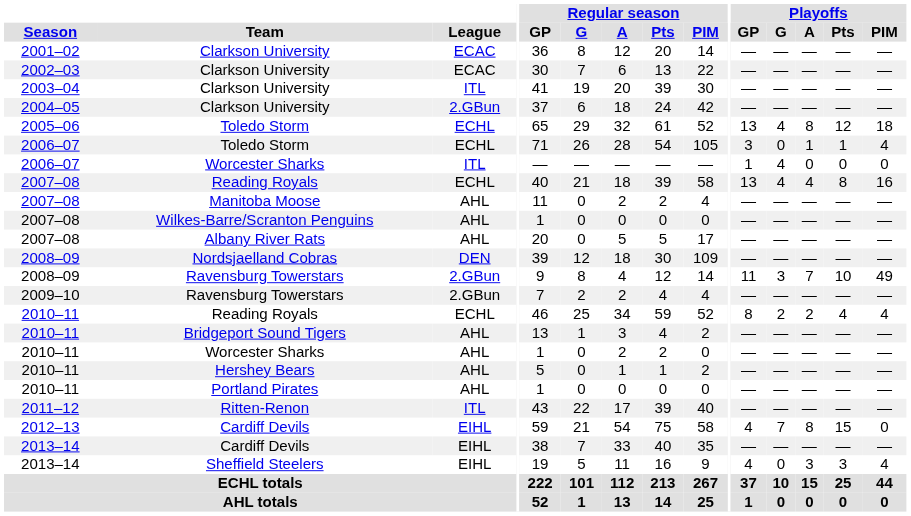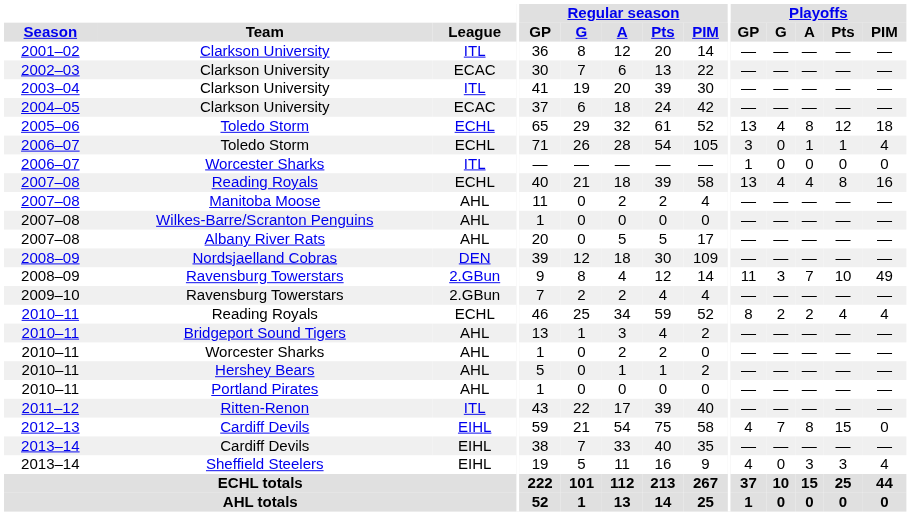(475, 51) ECAC -> (475, 51) ITL
(475, 107) 2.GBun -> (475, 107) ECAC
(781, 163) 4 -> (781, 163) 0
